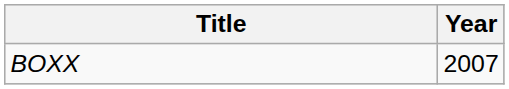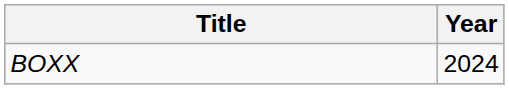(471, 63) 2007 -> (471, 63) 2024
